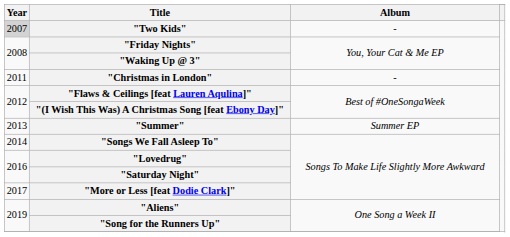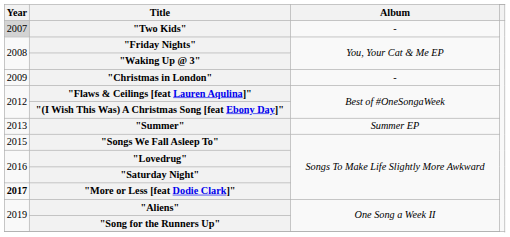(17, 77) 2011 -> (17, 77) 2009
(17, 142) 2014 -> (17, 142) 2015
(17, 191) normal -> (17, 191) bold
